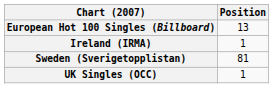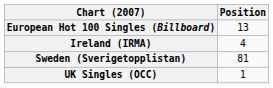(243, 44) 1 -> (243, 44) 4
